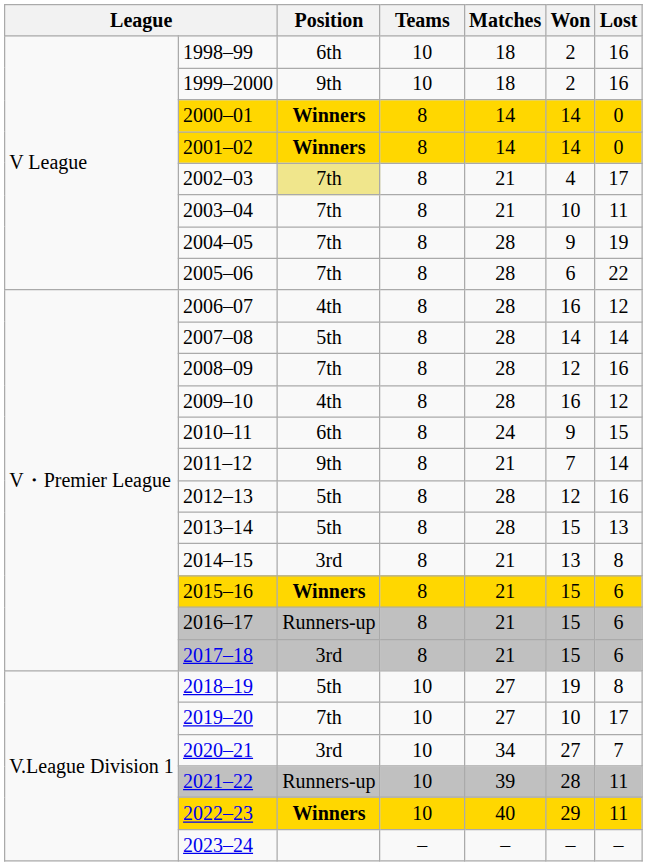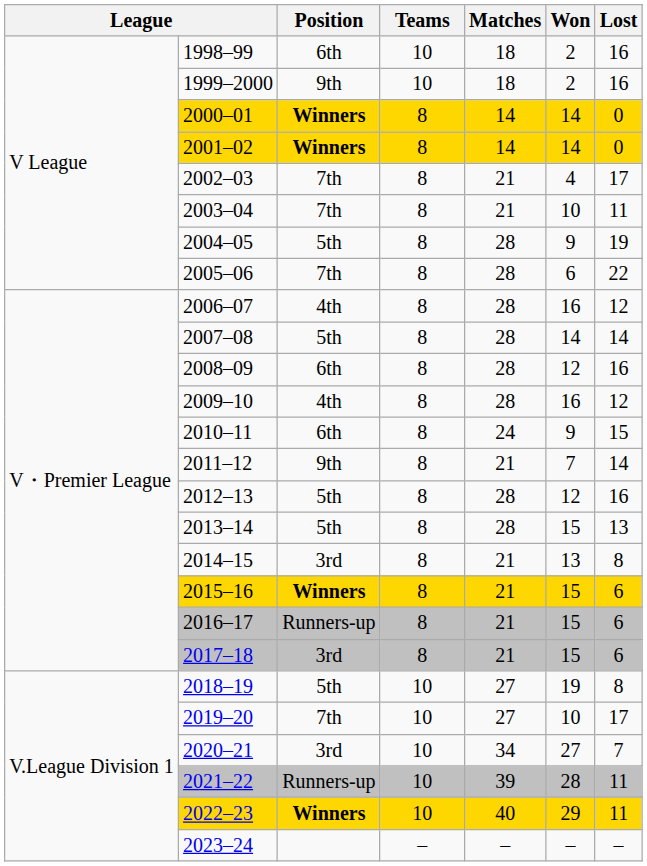(329, 178) khaki background -> (329, 178) no background
(329, 242) 7th -> (329, 242) 5th
(329, 369) 7th -> (329, 369) 6th
